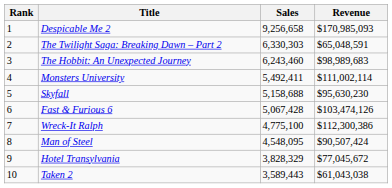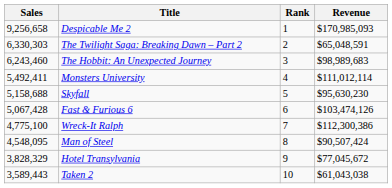columns swapped: (21, 12) <-> (287, 12)
(345, 77) $111,002,114 -> (345, 77) $111,012,114
